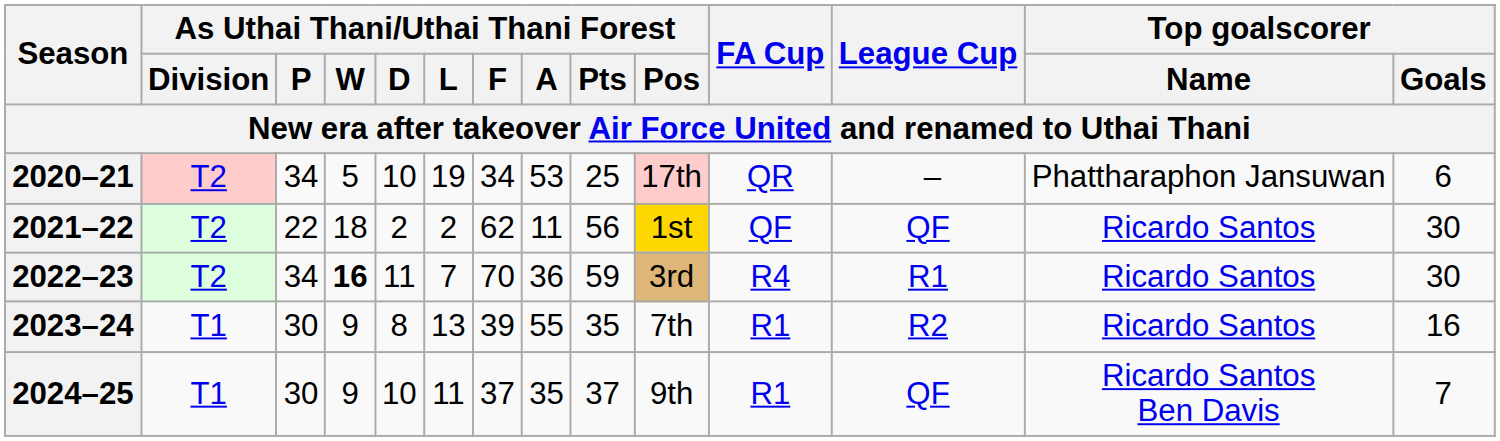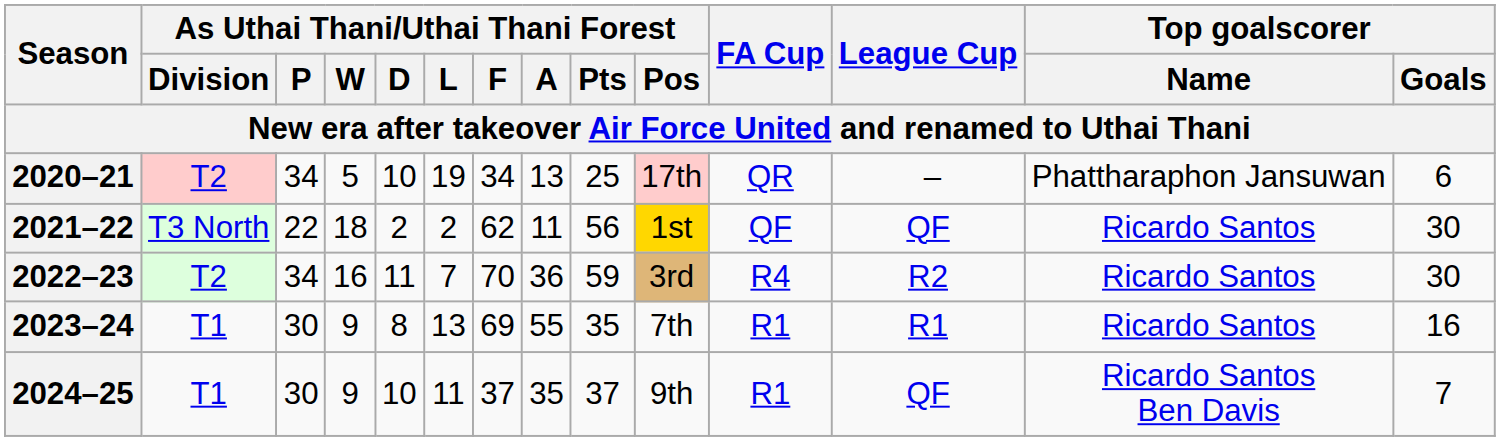(547, 177) 53 -> (547, 177) 13
(209, 227) T2 -> (209, 227) T3 North
(350, 276) bold -> (350, 276) normal
(928, 276) R1 -> (928, 276) R2
(497, 326) 39 -> (497, 326) 69
(928, 326) R2 -> (928, 326) R1
